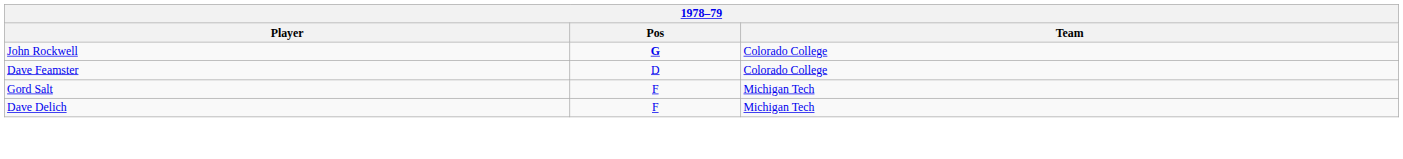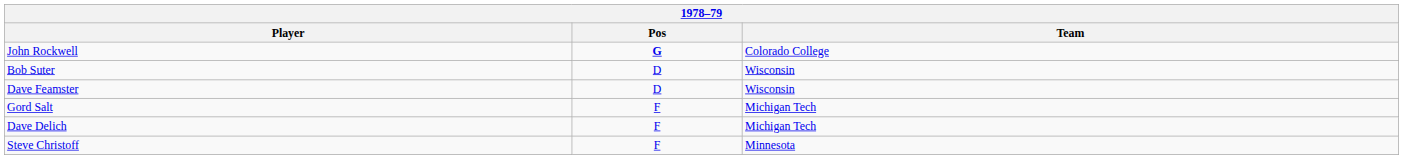+ row: (31, 70)
(785, 70) Colorado College -> (770, 88) Wisconsin
+ row: (43, 145)
